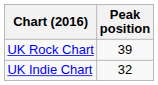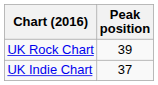(125, 70) 32 -> (125, 70) 37
